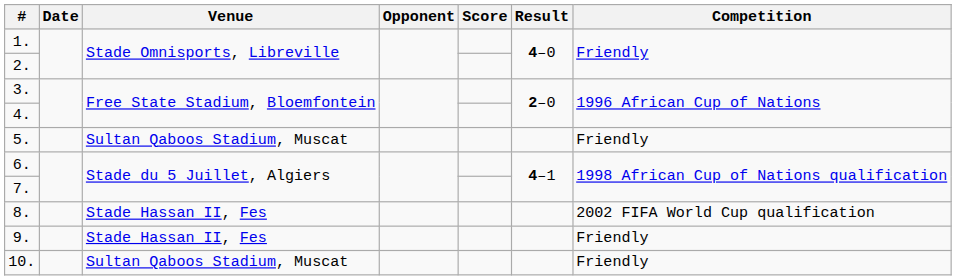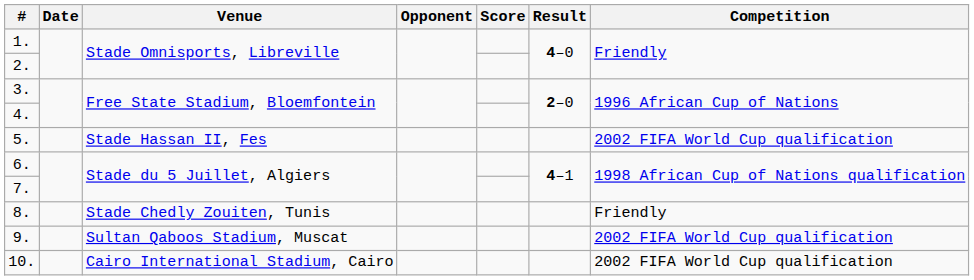(217, 140) Sultan Qaboos Stadium, Muscat -> (176, 140) Stade Hassan II, Fes
(612, 140) Friendly -> (744, 140) 2002 FIFA World Cup qualification
(176, 213) Stade Hassan II, Fes -> (208, 213) Stade Chedly Zouiten, Tunis
(726, 213) 2002 FIFA World Cup qualification -> (630, 213) Friendly
(176, 238) Stade Hassan II, Fes -> (217, 238) Sultan Qaboos Stadium, Muscat
(612, 238) Friendly -> (744, 238) 2002 FIFA World Cup qualification
(217, 263) Sultan Qaboos Stadium, Muscat -> (240, 263) Cairo International Stadium, Cairo
(612, 263) Friendly -> (744, 263) 2002 FIFA World Cup qualification
